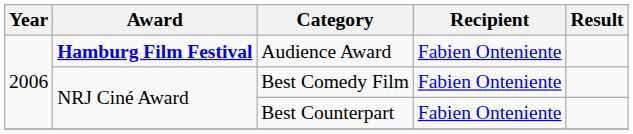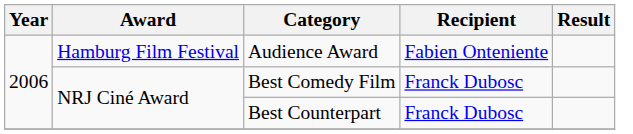(155, 50) bold -> (148, 50) normal
(490, 81) Fabien Onteniente -> (464, 81) Franck Dubosc
(490, 112) Fabien Onteniente -> (464, 112) Franck Dubosc
